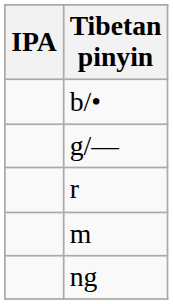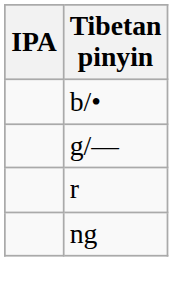- row: (80, 233)
